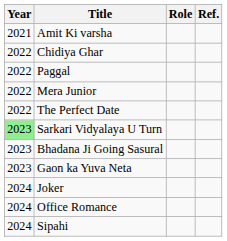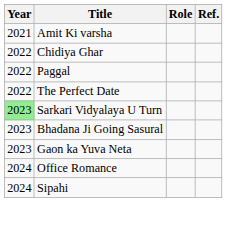- row: (68, 91)
- row: (50, 187)
